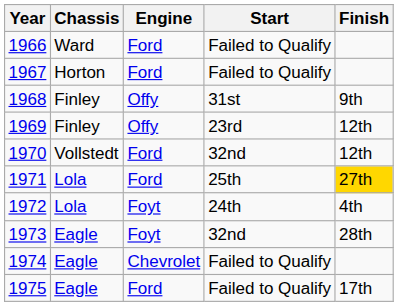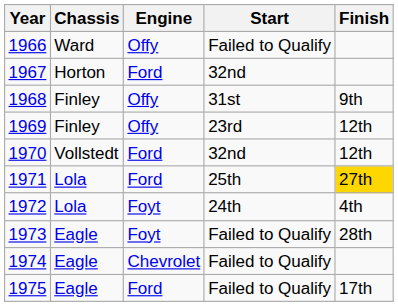(145, 45) Ford -> (143, 45) Offy
(270, 72) Failed to Qualify -> (227, 72) 32nd
(227, 234) 32nd -> (270, 234) Failed to Qualify
